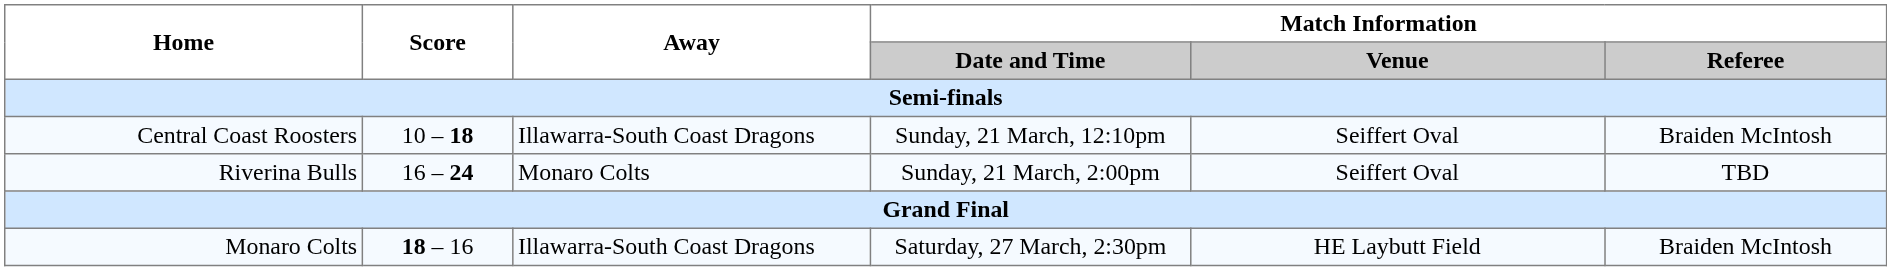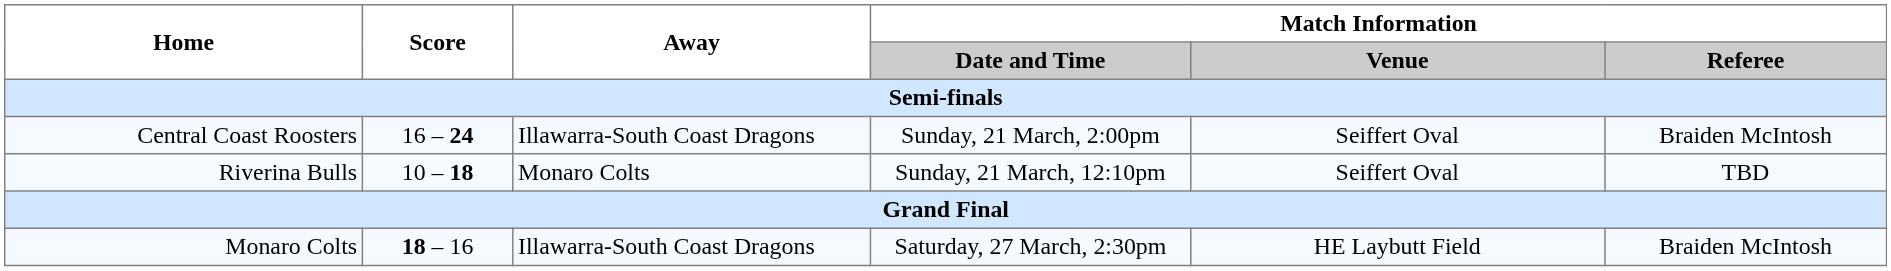(438, 134) 10 – 18 -> (438, 134) 16 – 24
(1030, 134) Sunday, 21 March, 12:10pm -> (1030, 134) Sunday, 21 March, 2:00pm
(438, 172) 16 – 24 -> (438, 172) 10 – 18
(1030, 172) Sunday, 21 March, 2:00pm -> (1030, 172) Sunday, 21 March, 12:10pm
